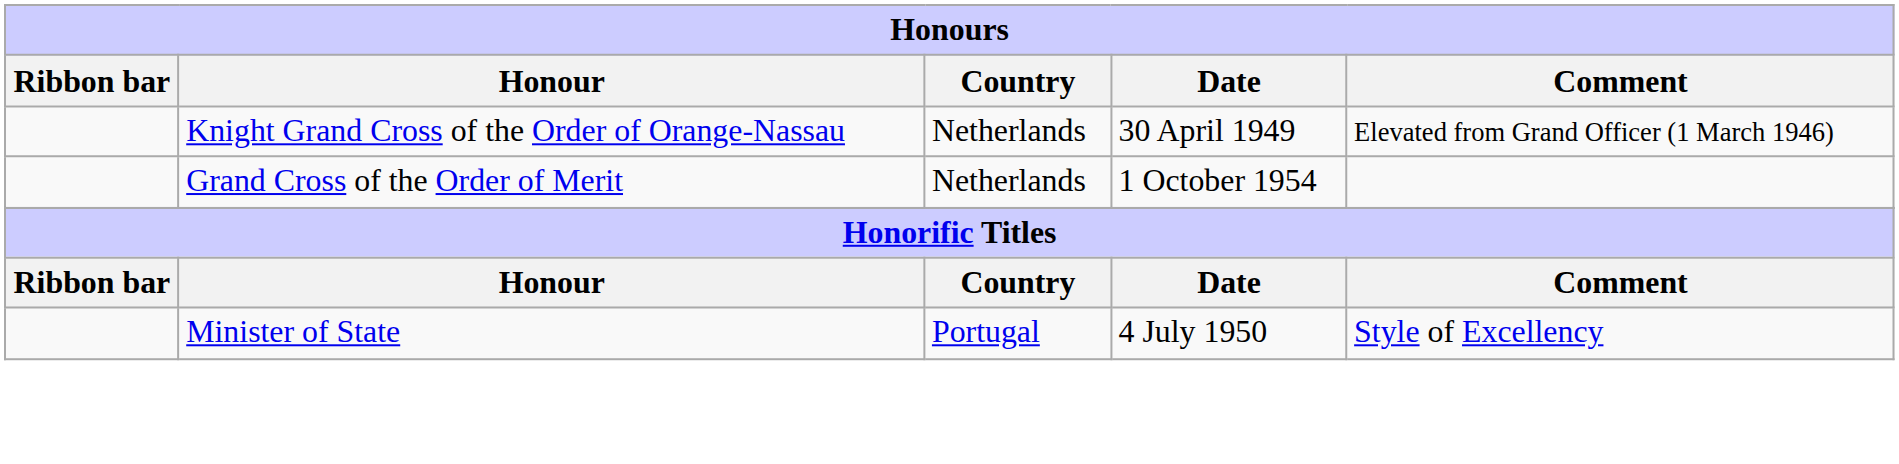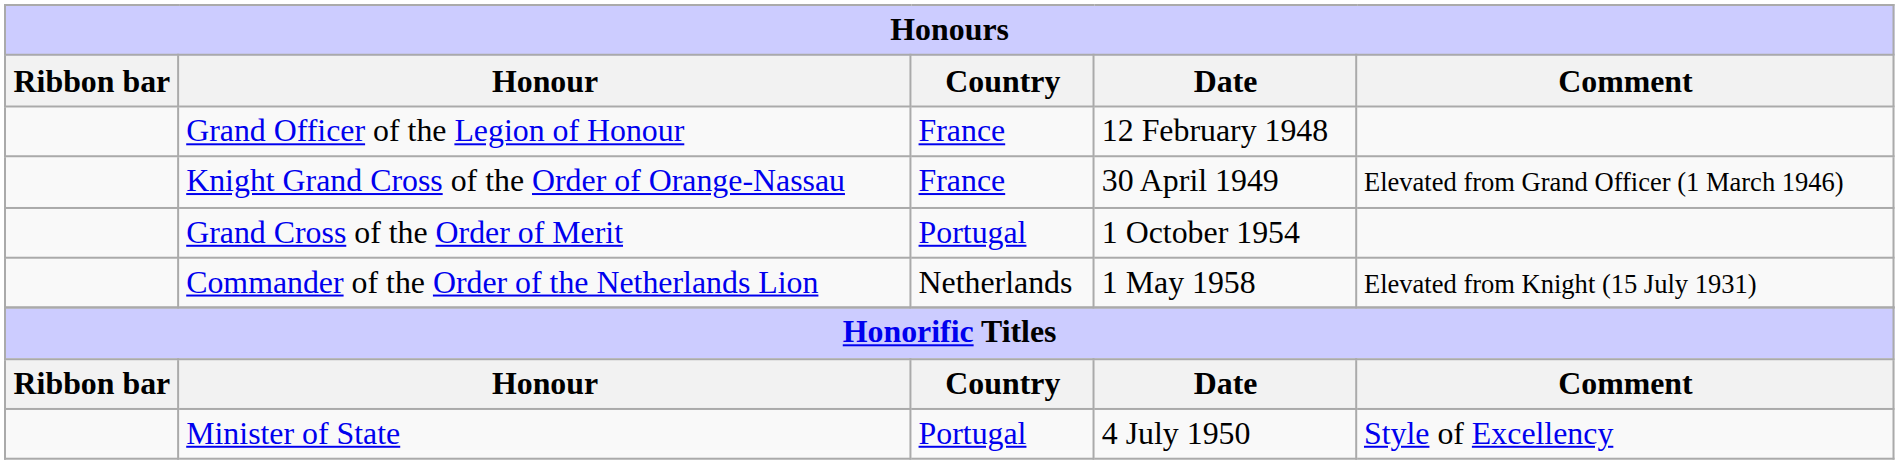+ row: (435, 130)
(1009, 130) Netherlands -> (962, 181) France
(1009, 181) Netherlands -> (973, 231) Portugal
+ row: (502, 282)
